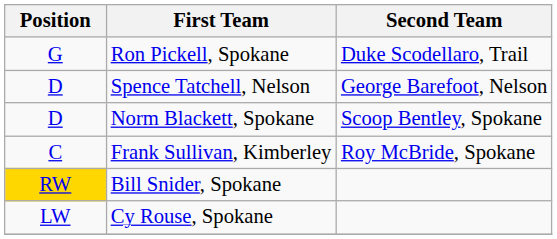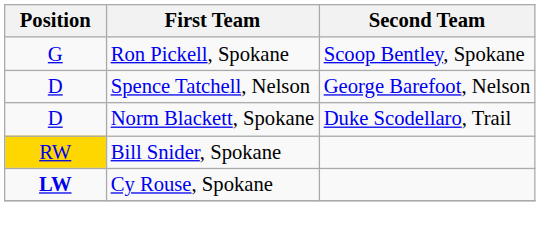(435, 53) Duke Scodellaro, Trail -> (424, 53) Scoop Bentley, Spokane
(441, 119) Scoop Bentley, Spokane -> (417, 119) Duke Scodellaro, Trail
- row: (221, 151)
(55, 217) normal -> (55, 184) bold
